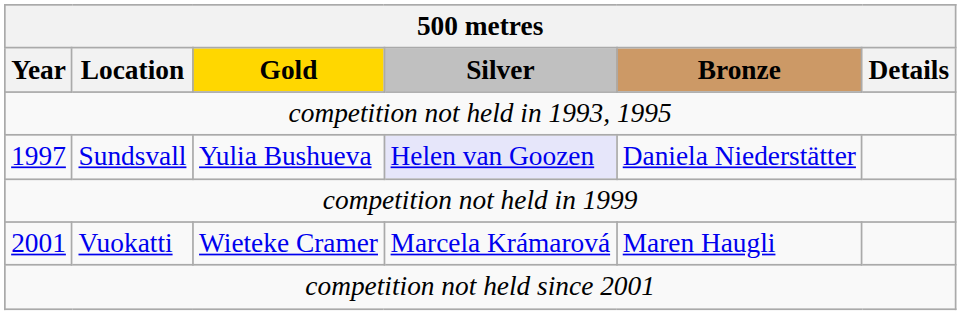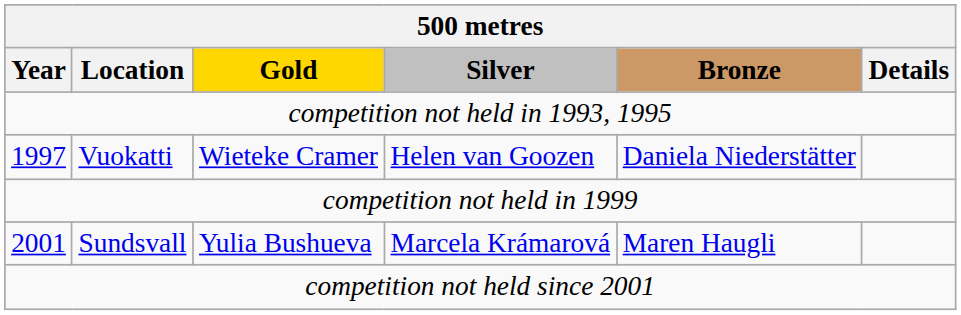(132, 156) Sundsvall -> (126, 156) Vuokatti
(285, 156) Yulia Bushueva -> (289, 156) Wieteke Cramer
(492, 156) lavender background -> (492, 156) no background
(126, 243) Vuokatti -> (132, 243) Sundsvall
(289, 243) Wieteke Cramer -> (285, 243) Yulia Bushueva
